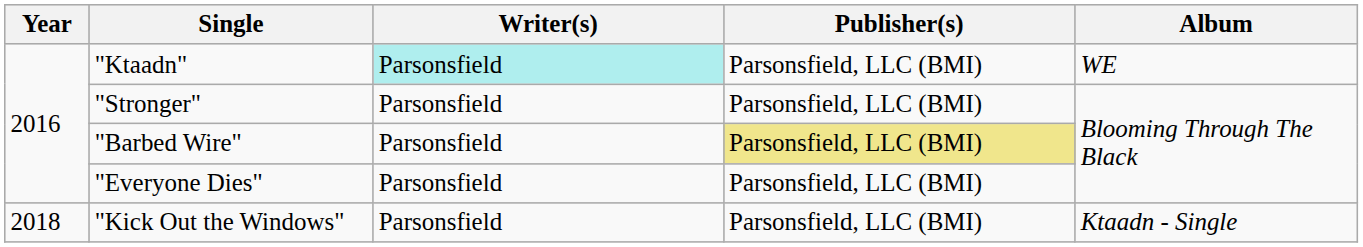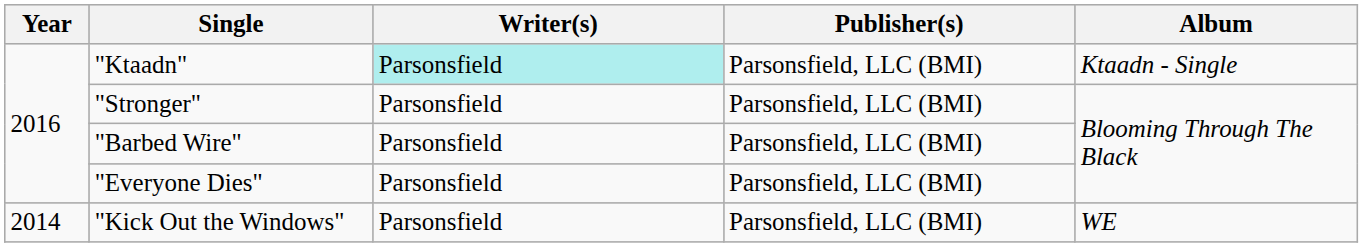(1099, 63) WE -> (1159, 63) Ktaadn - Single
(856, 143) khaki background -> (856, 143) no background
(35, 222) 2018 -> (35, 222) 2014
(1159, 222) Ktaadn - Single -> (1099, 222) WE
